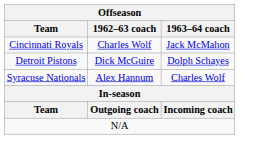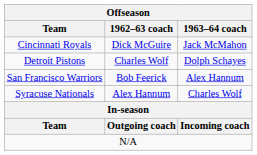(124, 45) Charles Wolf -> (141, 45) Dick McGuire
(124, 61) Dick McGuire -> (141, 61) Charles Wolf
+ row: (55, 77)
